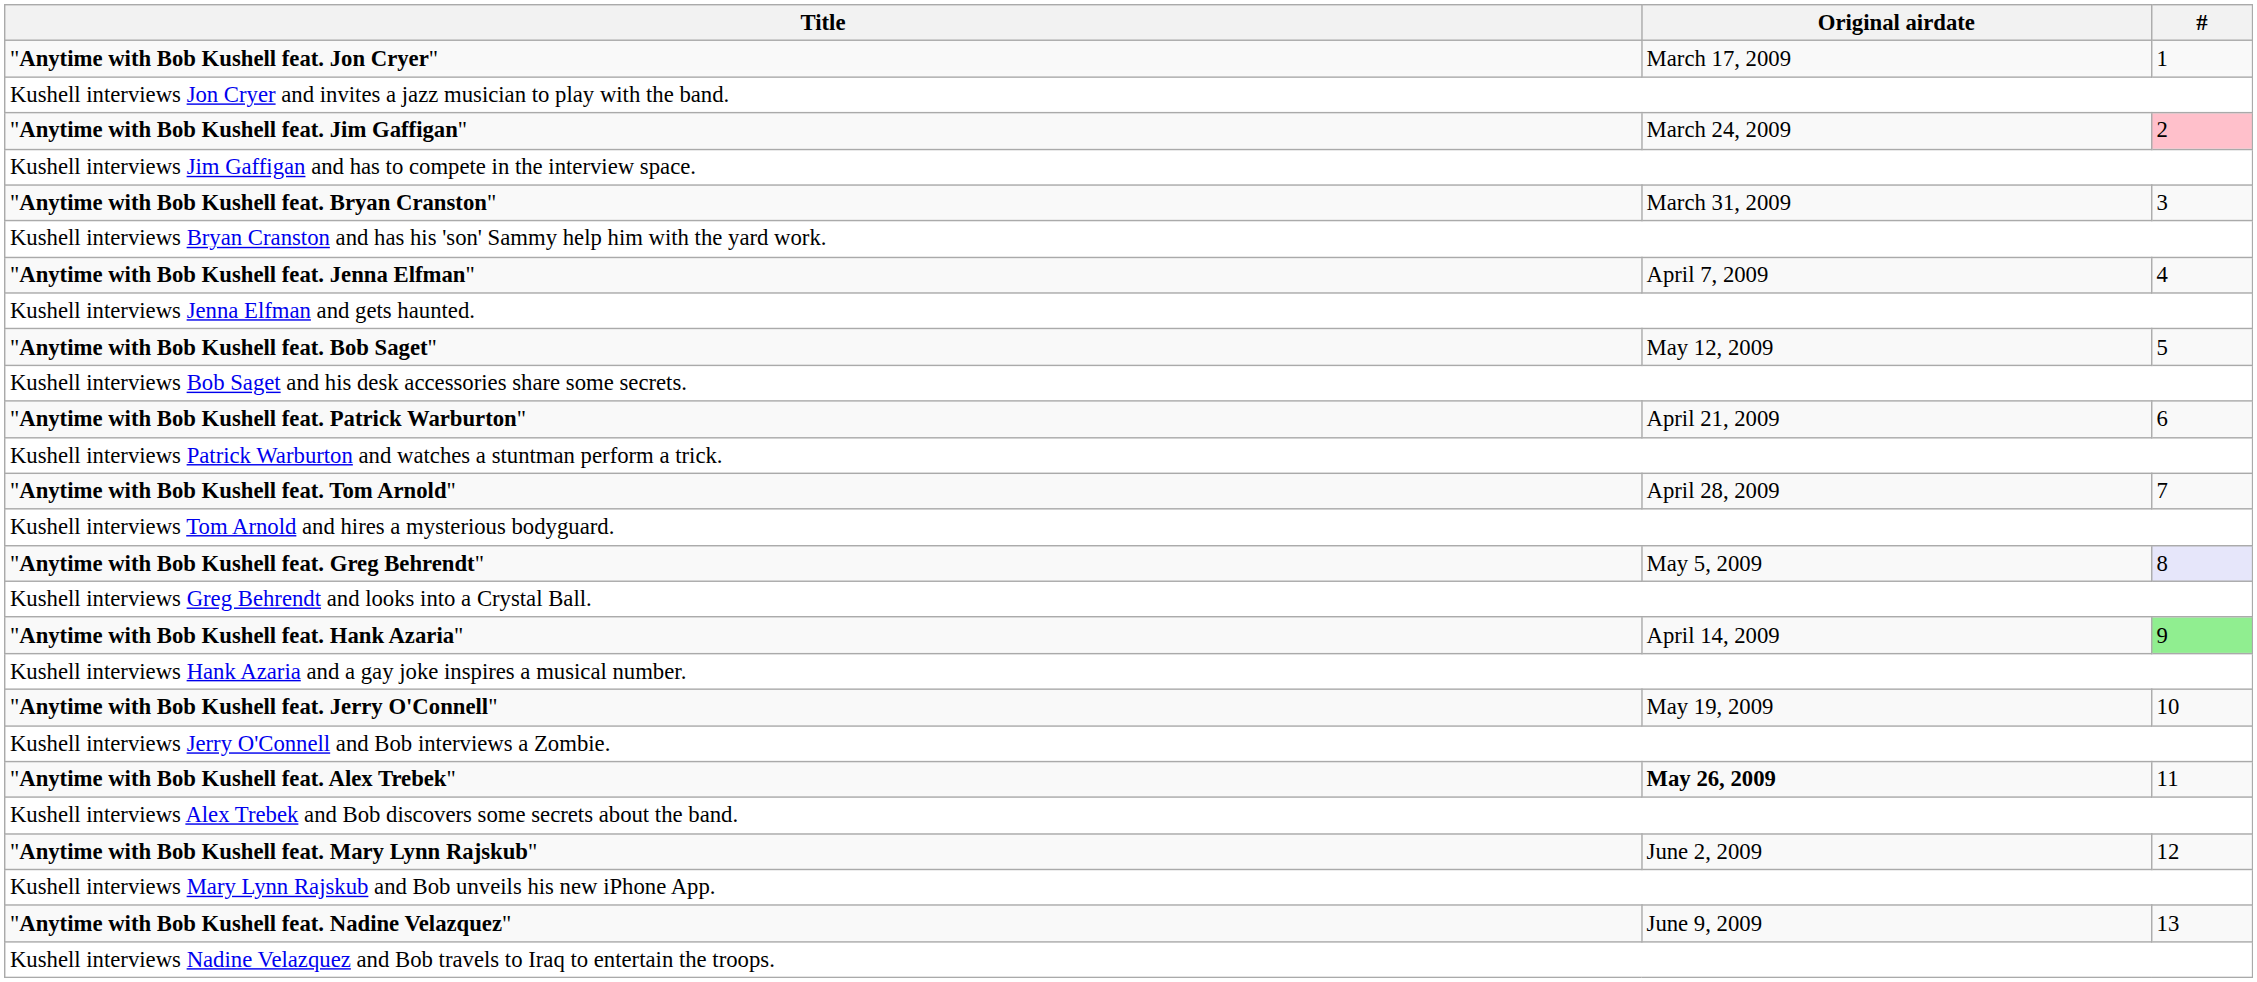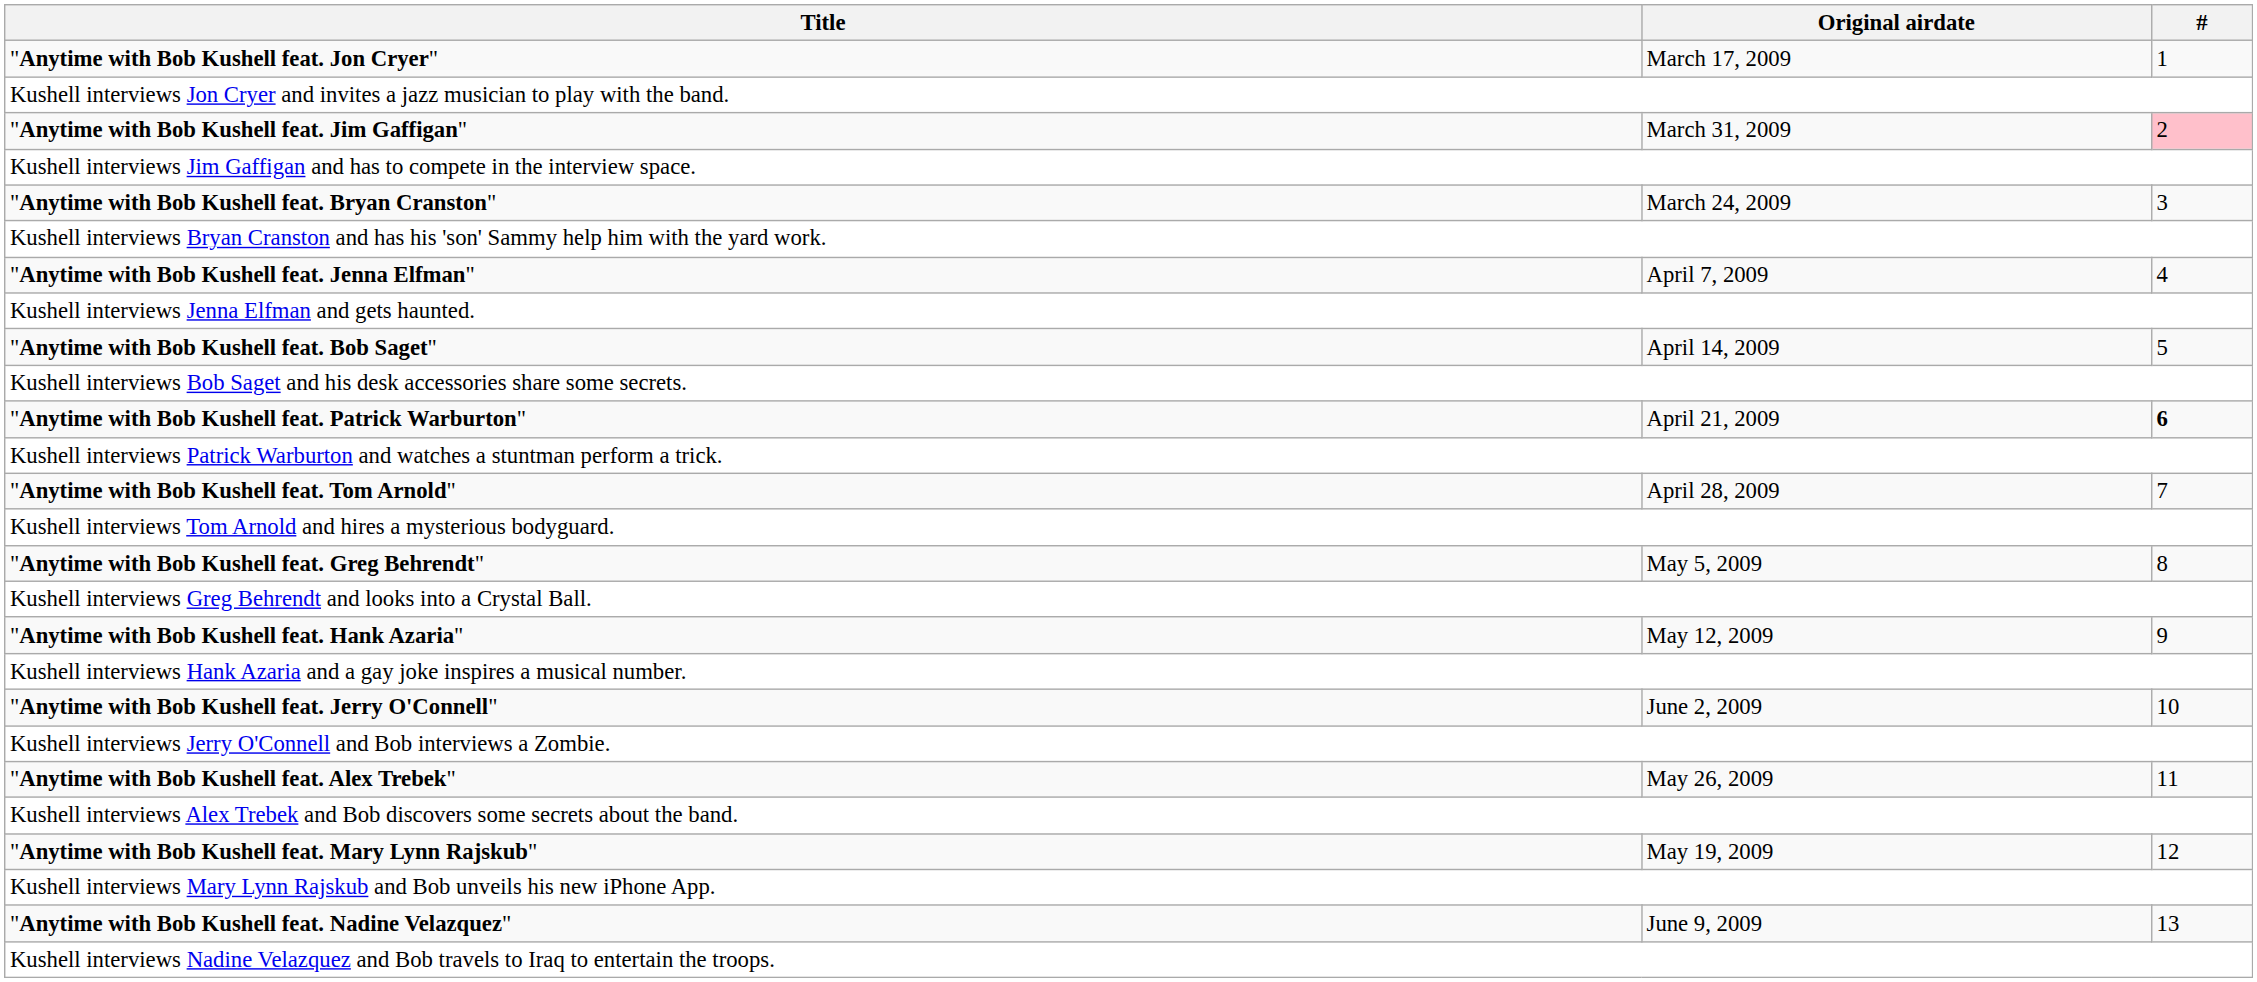(1719, 130) March 24, 2009 -> (1719, 130) March 31, 2009
(1719, 202) March 31, 2009 -> (1719, 202) March 24, 2009
(1710, 346) May 12, 2009 -> (1713, 346) April 14, 2009
(2162, 418) normal -> (2162, 418) bold
(2162, 563) lavender background -> (2162, 563) no background
(1713, 635) April 14, 2009 -> (1710, 635) May 12, 2009
(2162, 635) lightgreen background -> (2162, 635) no background
(1710, 707) May 19, 2009 -> (1704, 707) June 2, 2009
(1711, 779) bold -> (1710, 779) normal
(1704, 851) June 2, 2009 -> (1710, 851) May 19, 2009
